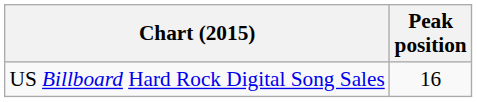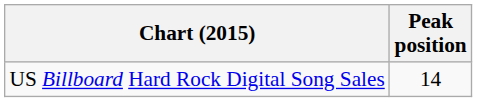(431, 79) 16 -> (431, 79) 14
